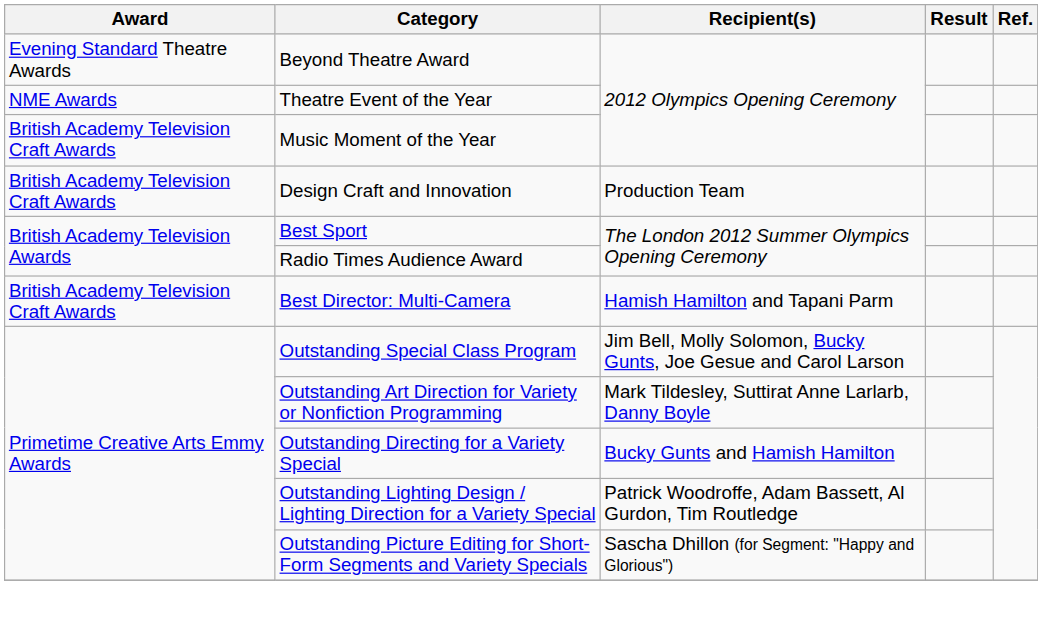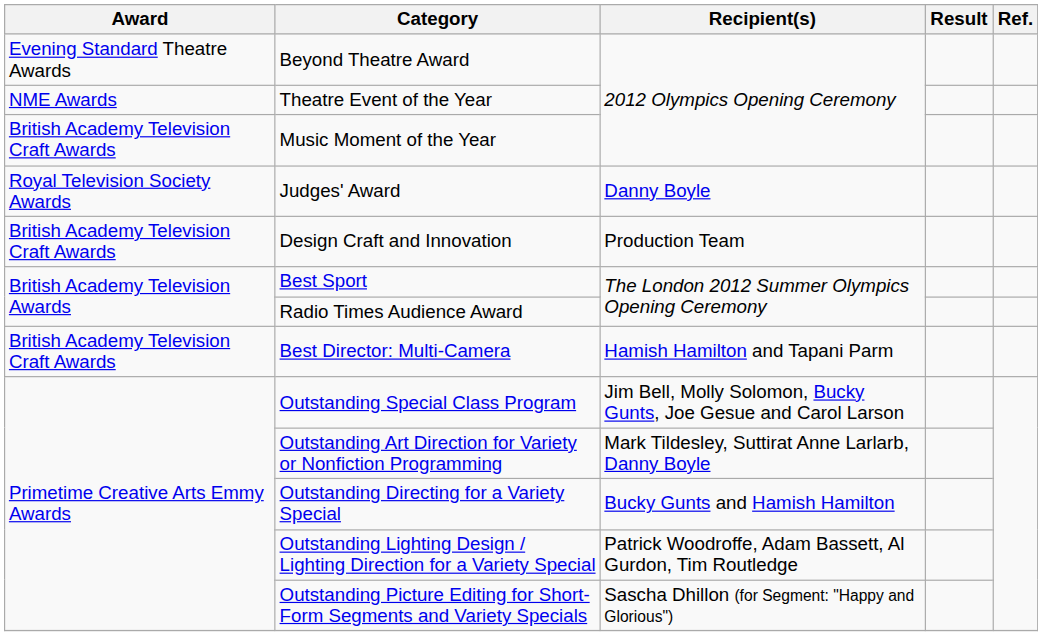+ row: (340, 190)
